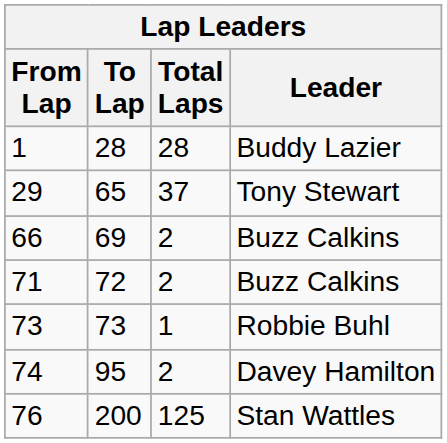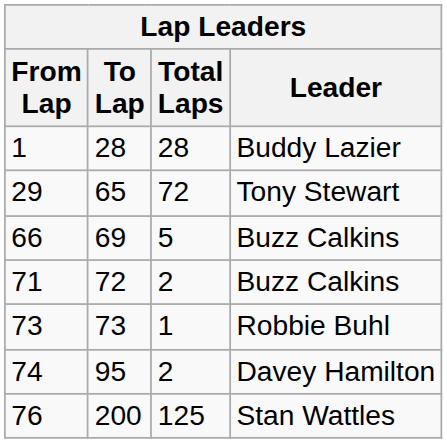(173, 192) 37 -> (173, 192) 72
(166, 237) 2 -> (166, 237) 5
